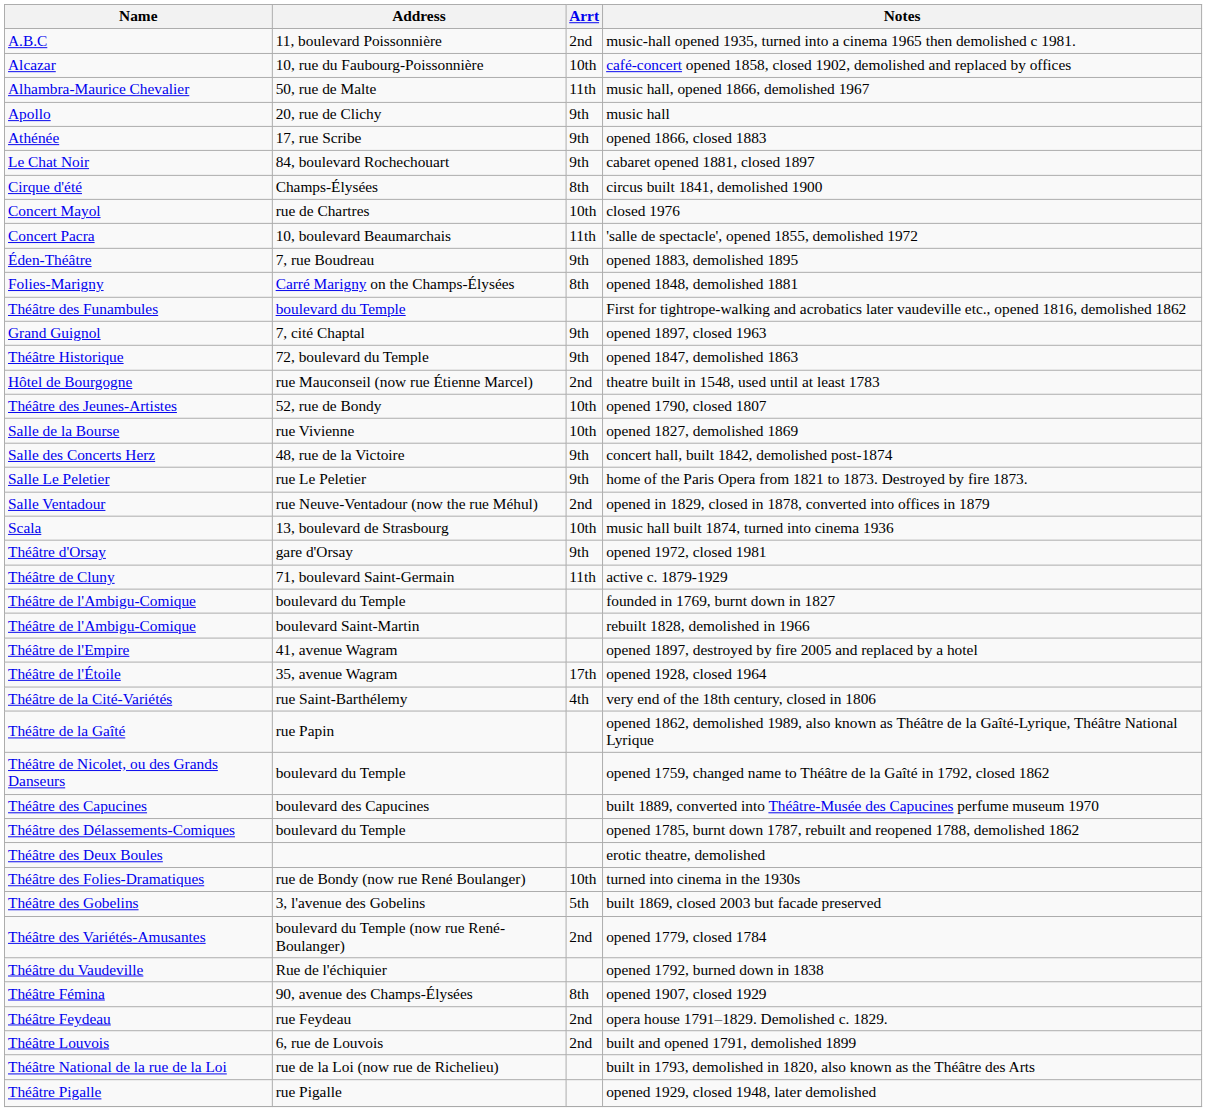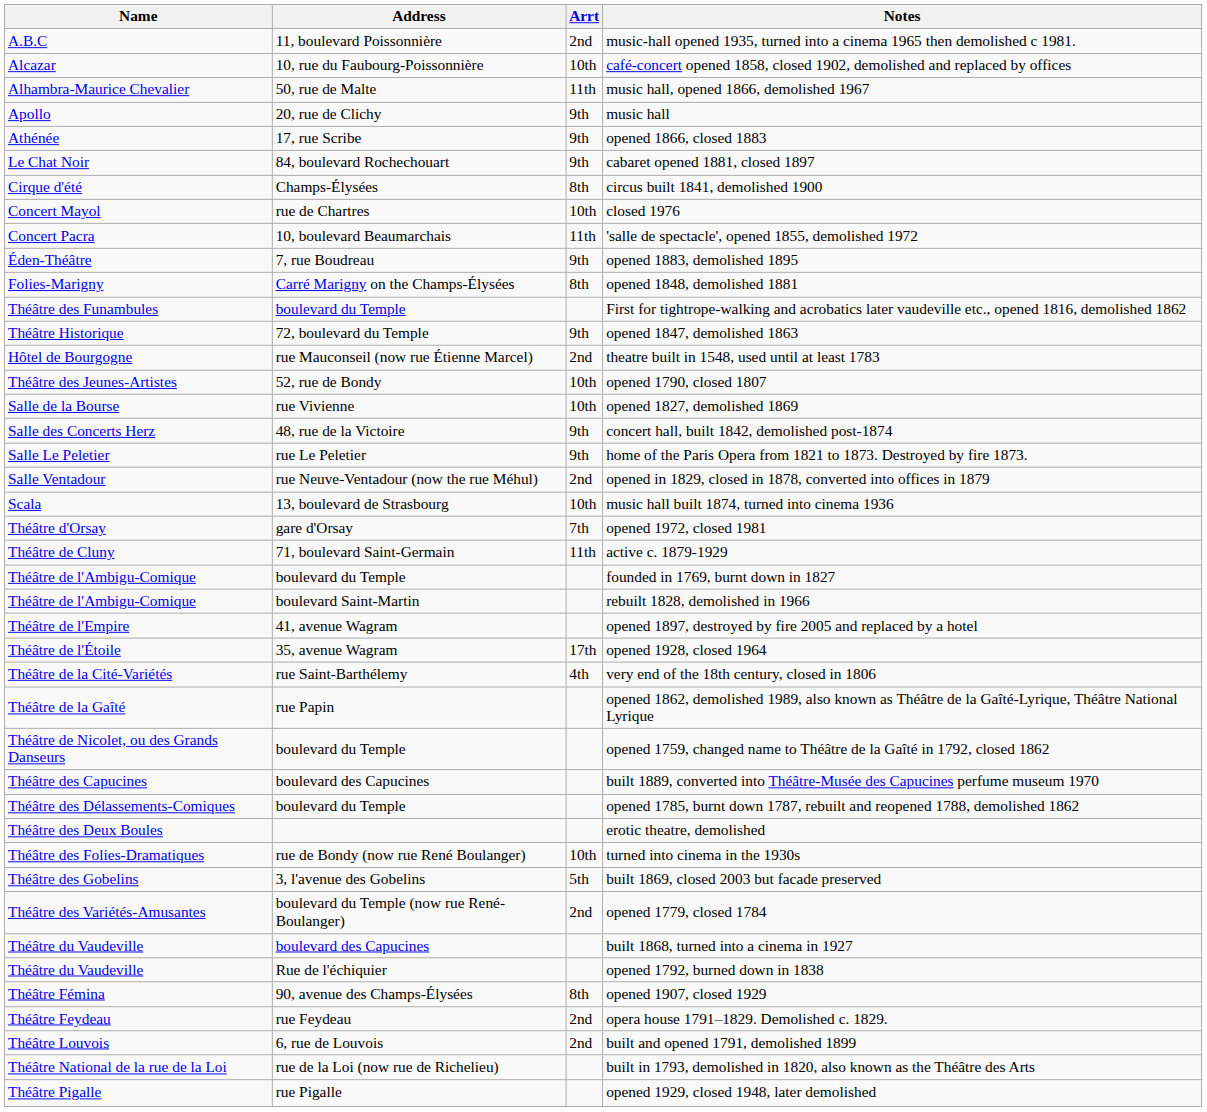- row: (686, 333)
(579, 552) 9th -> (579, 528) 7th
+ row: (729, 945)
